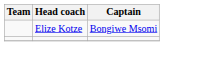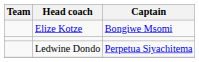+ row: (68, 49)
